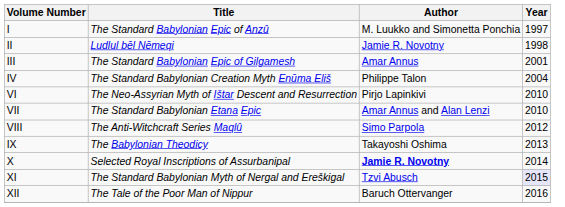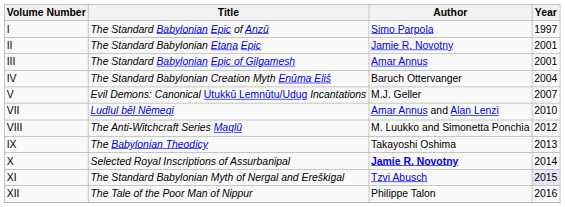(441, 29) M. Luukko and Simonetta Ponchia -> (402, 29) Simo Parpola
(132, 45) Ludlul bēl Nēmeqi -> (176, 45) The Standard Babylonian Etana Epic
(537, 45) 1998 -> (546, 45) 2001
(394, 78) Philippe Talon -> (416, 78) Baruch Ottervanger
+ row: (10, 95)
- row: (12, 95)
(176, 111) The Standard Babylonian Etana Epic -> (132, 111) Ludlul bēl Nēmeqi
(393, 128) Simo Parpola -> (450, 128) M. Luukko and Simonetta Ponchia
(407, 194) Baruch Ottervanger -> (403, 194) Philippe Talon
